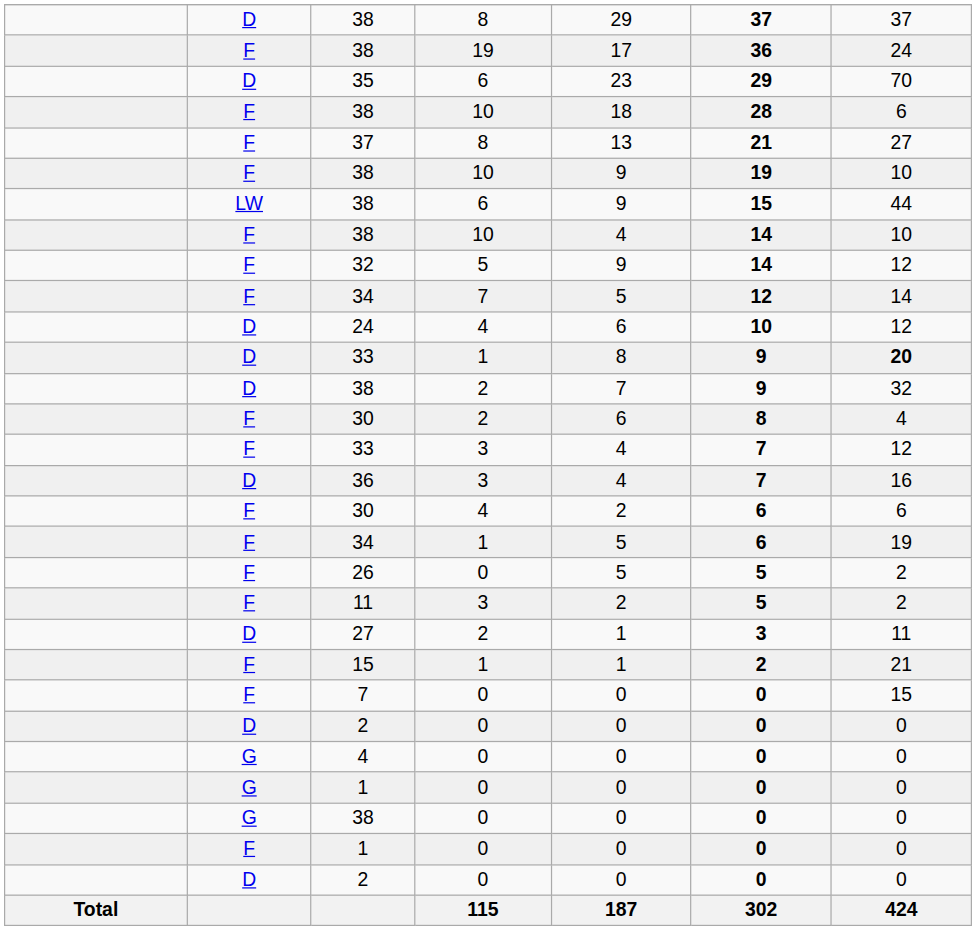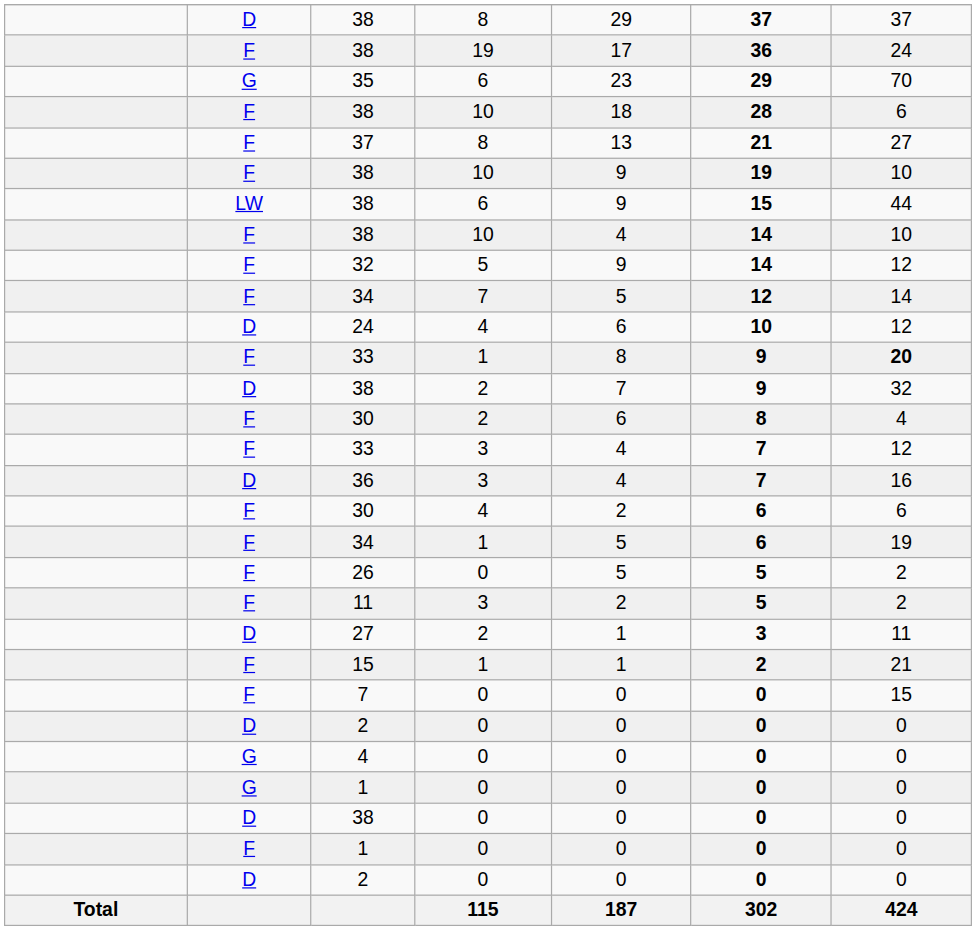(249, 81) D -> (249, 81) G
(249, 357) D -> (249, 357) F
(249, 818) G -> (249, 818) D
